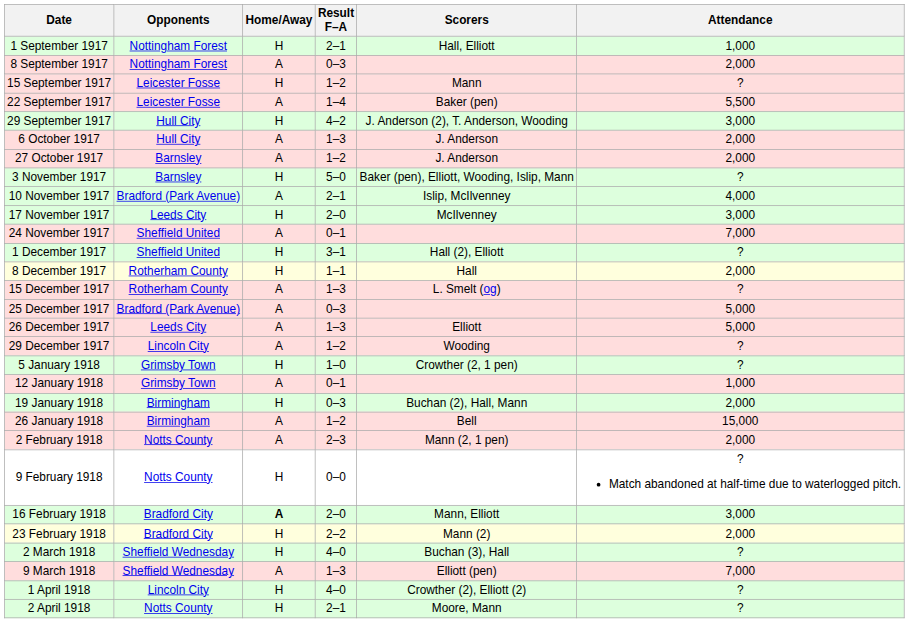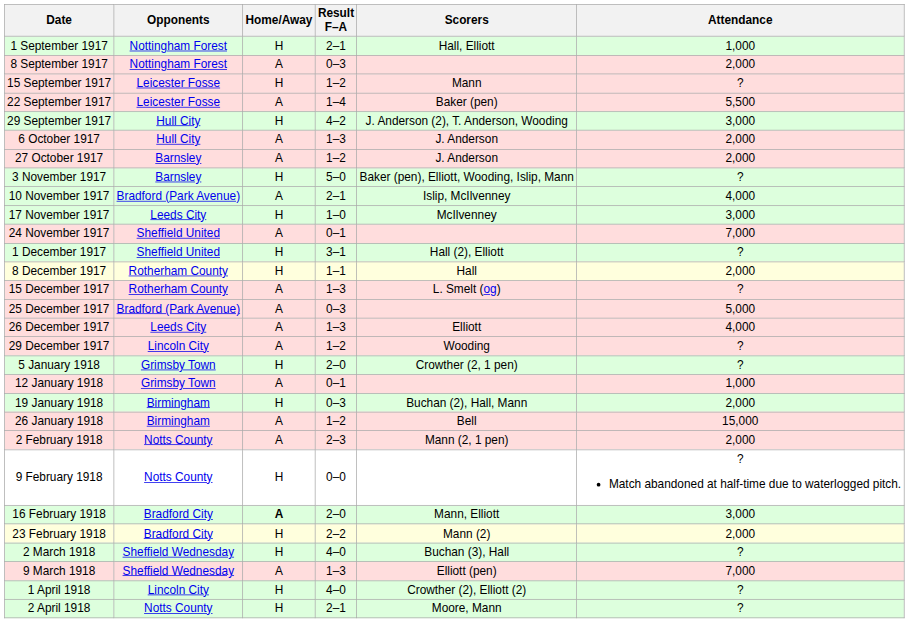(336, 214) 2–0 -> (336, 214) 1–0
(740, 327) 5,000 -> (740, 327) 4,000
(336, 365) 1–0 -> (336, 365) 2–0
